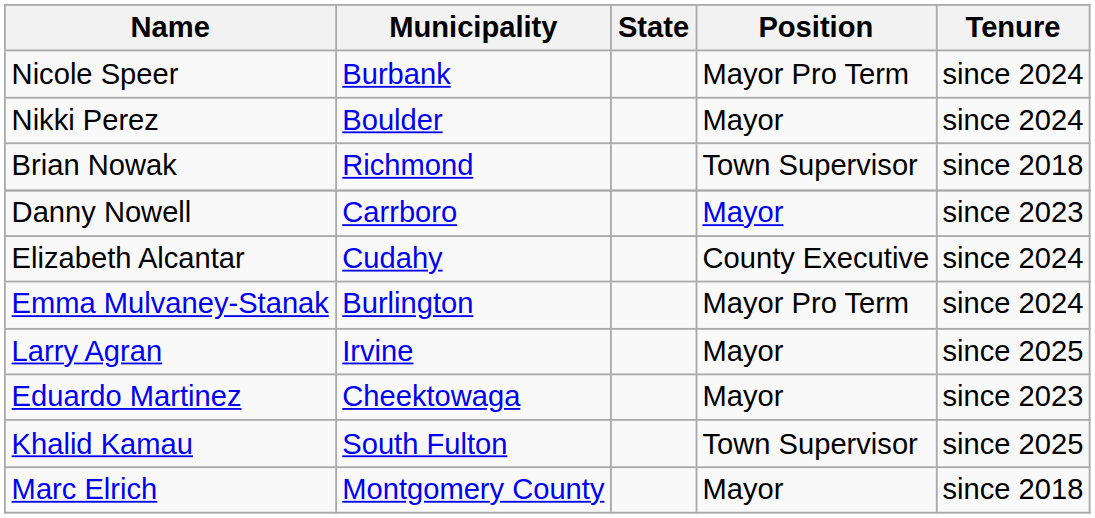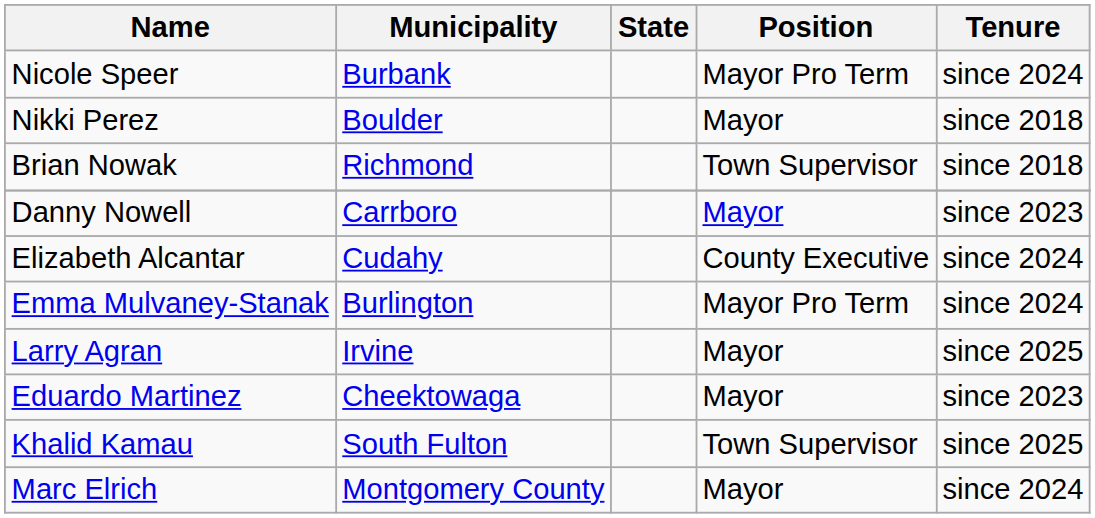(1013, 119) since 2024 -> (1013, 119) since 2018
(1013, 489) since 2018 -> (1013, 489) since 2024
